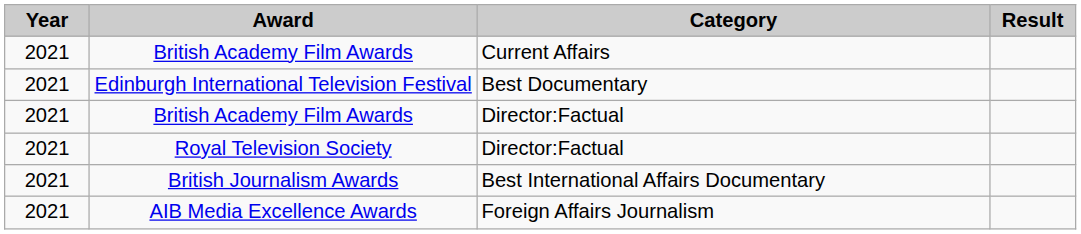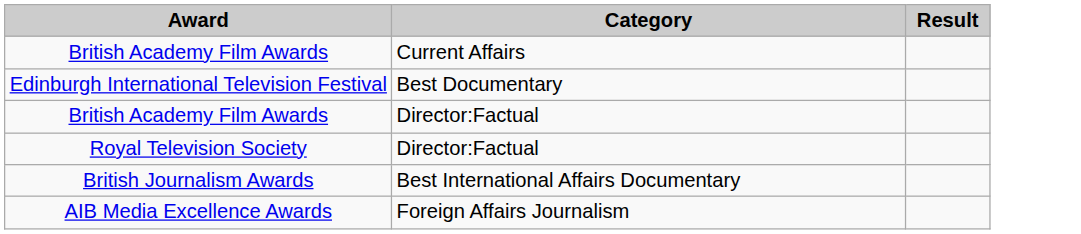- column: (47, 20)
